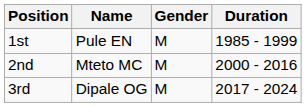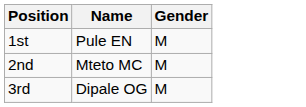- column: (256, 16)
